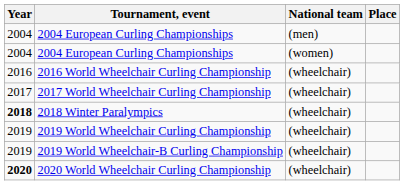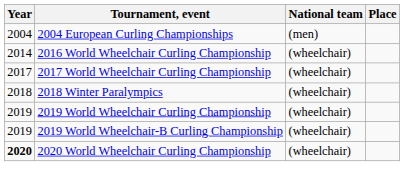- row: (135, 53)
(20, 72) 2016 -> (20, 53) 2014
(20, 111) bold -> (20, 92) normal
